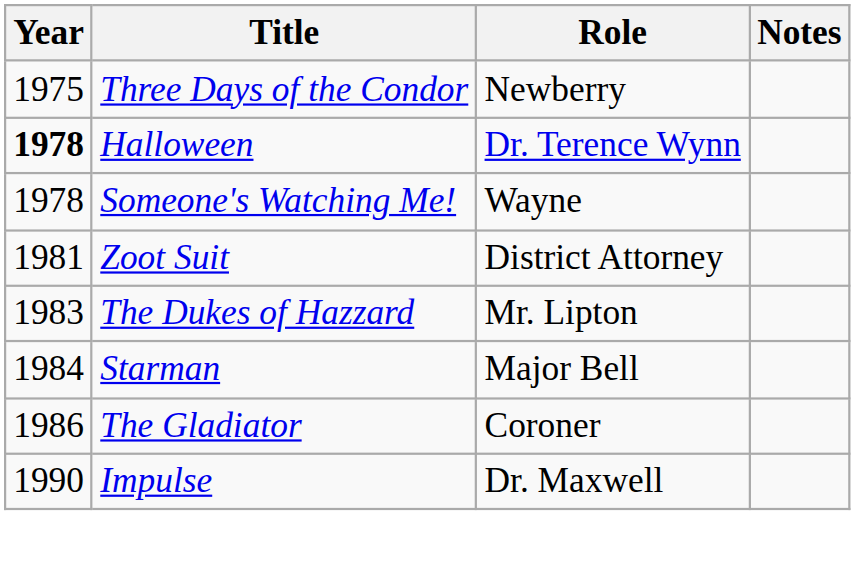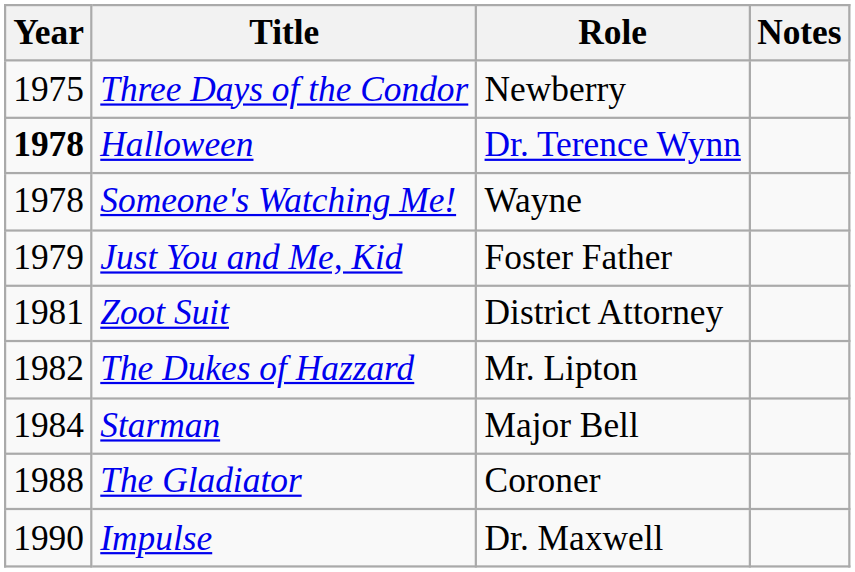+ row: (251, 256)
(49, 312) 1983 -> (49, 369) 1982
(49, 425) 1986 -> (49, 481) 1988
